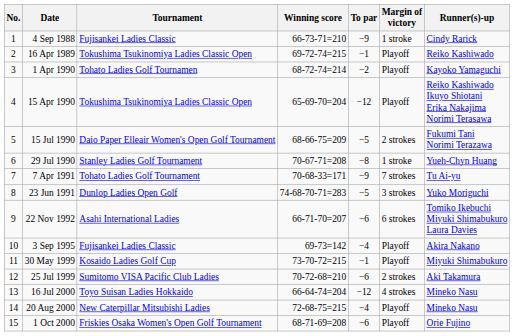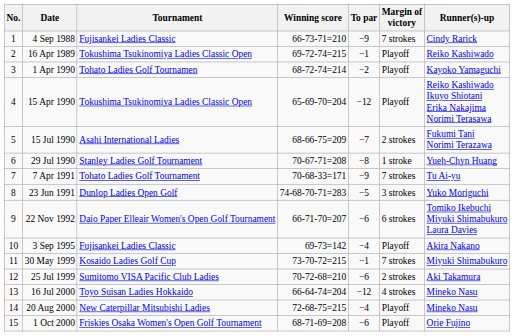(397, 39) 1 stroke -> (399, 39) 7 strokes
(177, 140) Daio Paper Elleair Women's Open Golf Tournament -> (129, 140) Asahi International Ladies
(364, 140) −5 -> (364, 140) −7
(129, 219) Asahi International Ladies -> (177, 219) Daio Paper Elleair Women's Open Golf Tournament
(395, 261) Playoff -> (399, 261) 7 strokes
